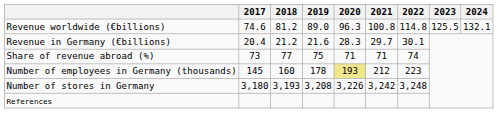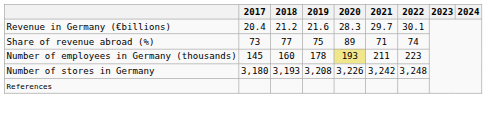- row: (86, 27)
(350, 56) 71 -> (350, 41) 89
(382, 71) 212 -> (382, 56) 211
